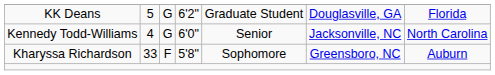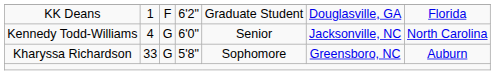(150, 14) 5 -> (150, 14) 1
(168, 14) G -> (168, 14) F
(168, 53) F -> (168, 53) G
